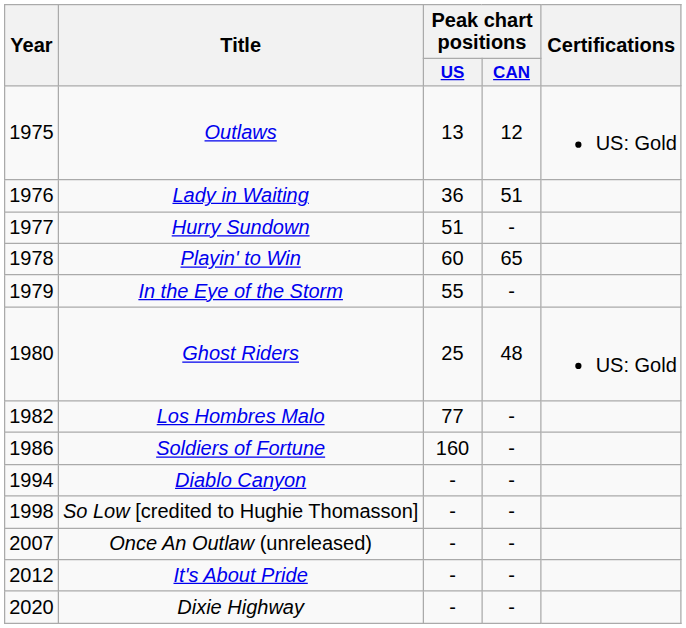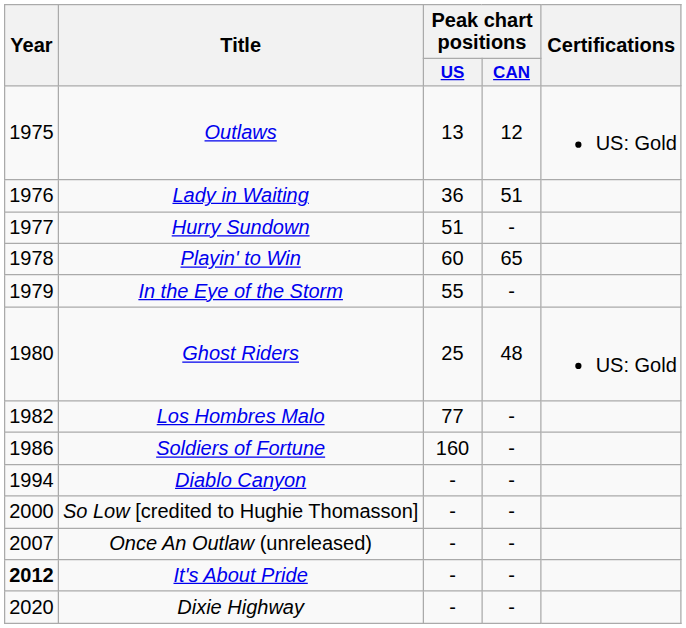(31, 511) 1998 -> (31, 511) 2000
(31, 575) normal -> (31, 575) bold
